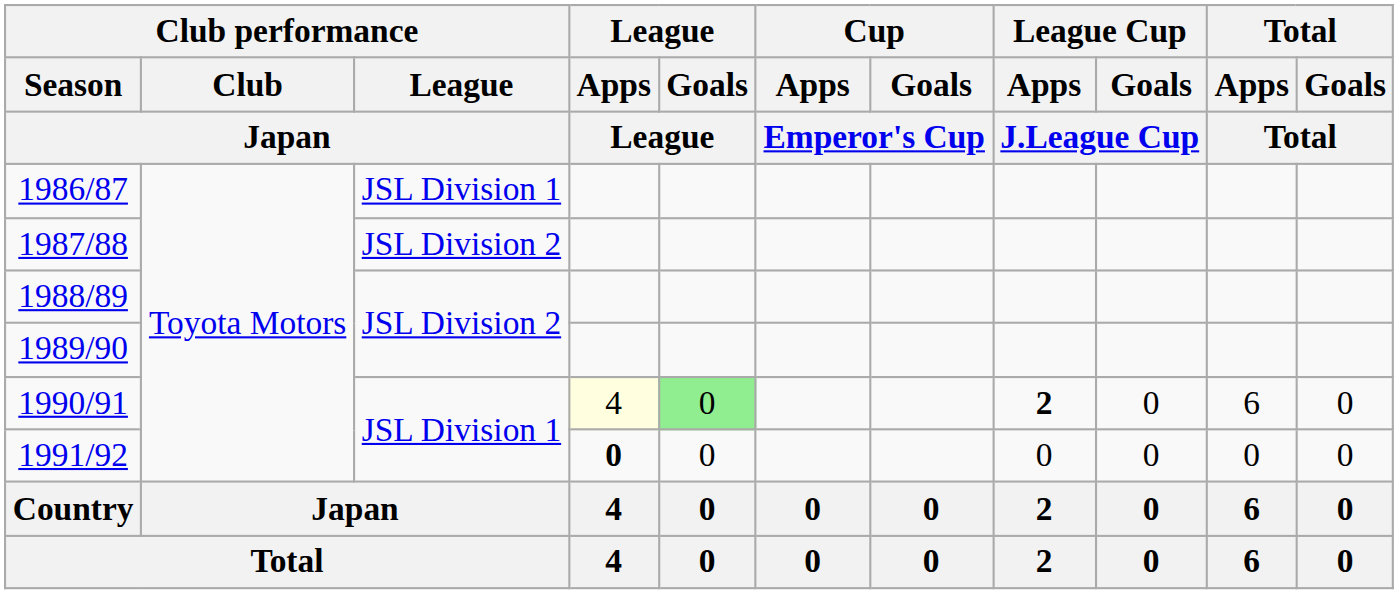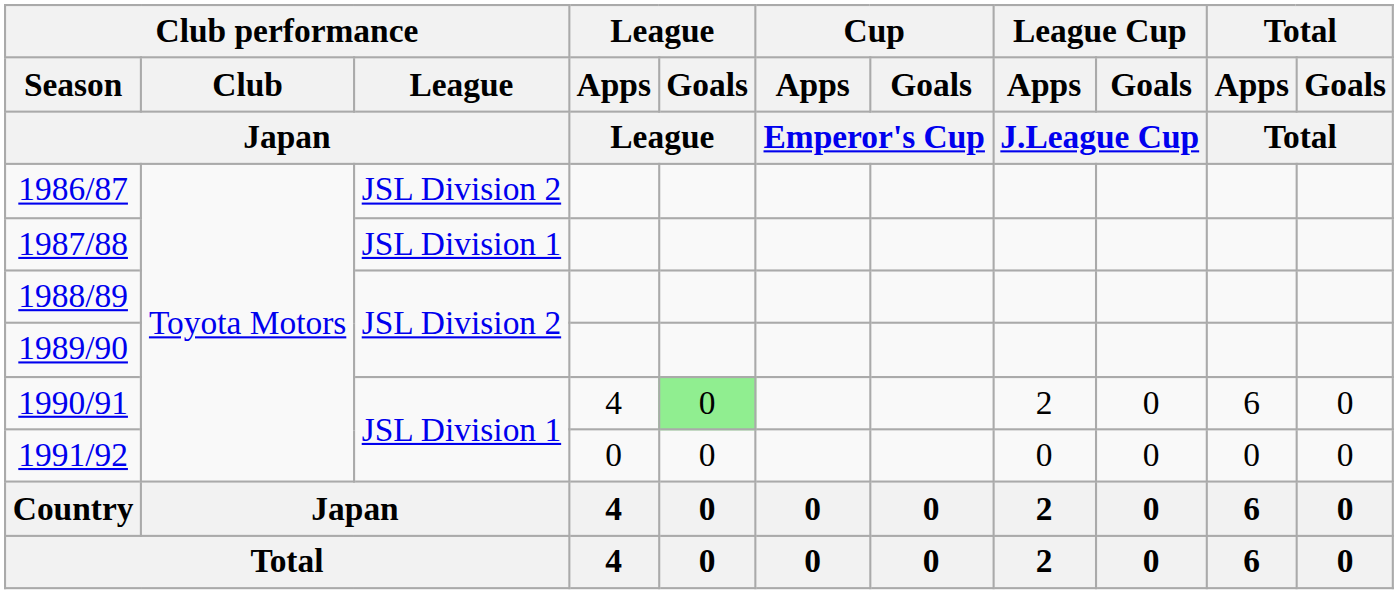(461, 190) JSL Division 1 -> (461, 190) JSL Division 2
(461, 243) JSL Division 2 -> (461, 243) JSL Division 1
(614, 402) lightyellow background -> (614, 402) no background
(1044, 402) bold -> (1044, 402) normal
(614, 455) bold -> (614, 455) normal
